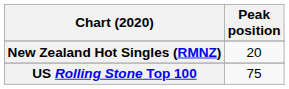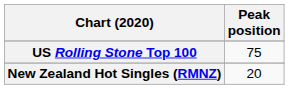rows swapped: (114, 52) <-> (114, 73)
